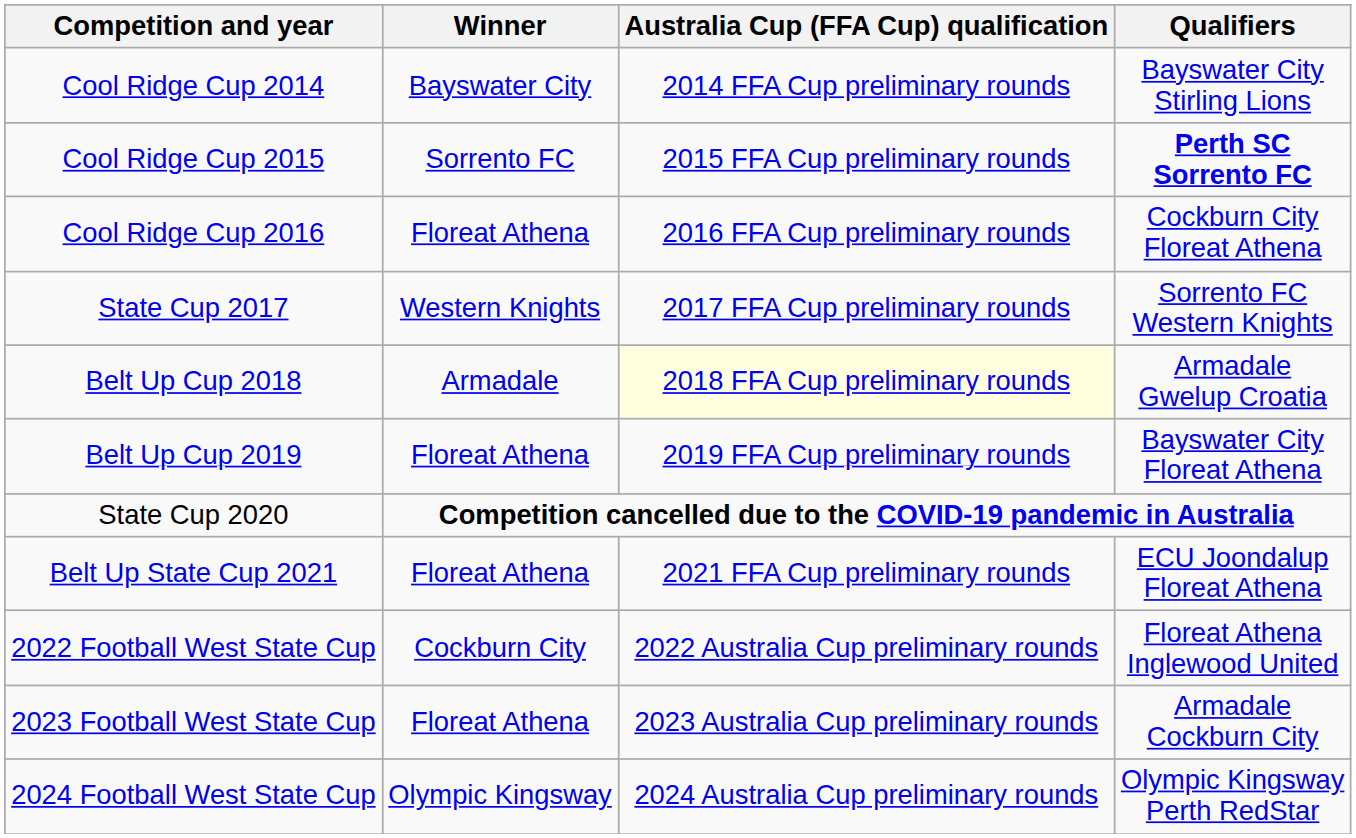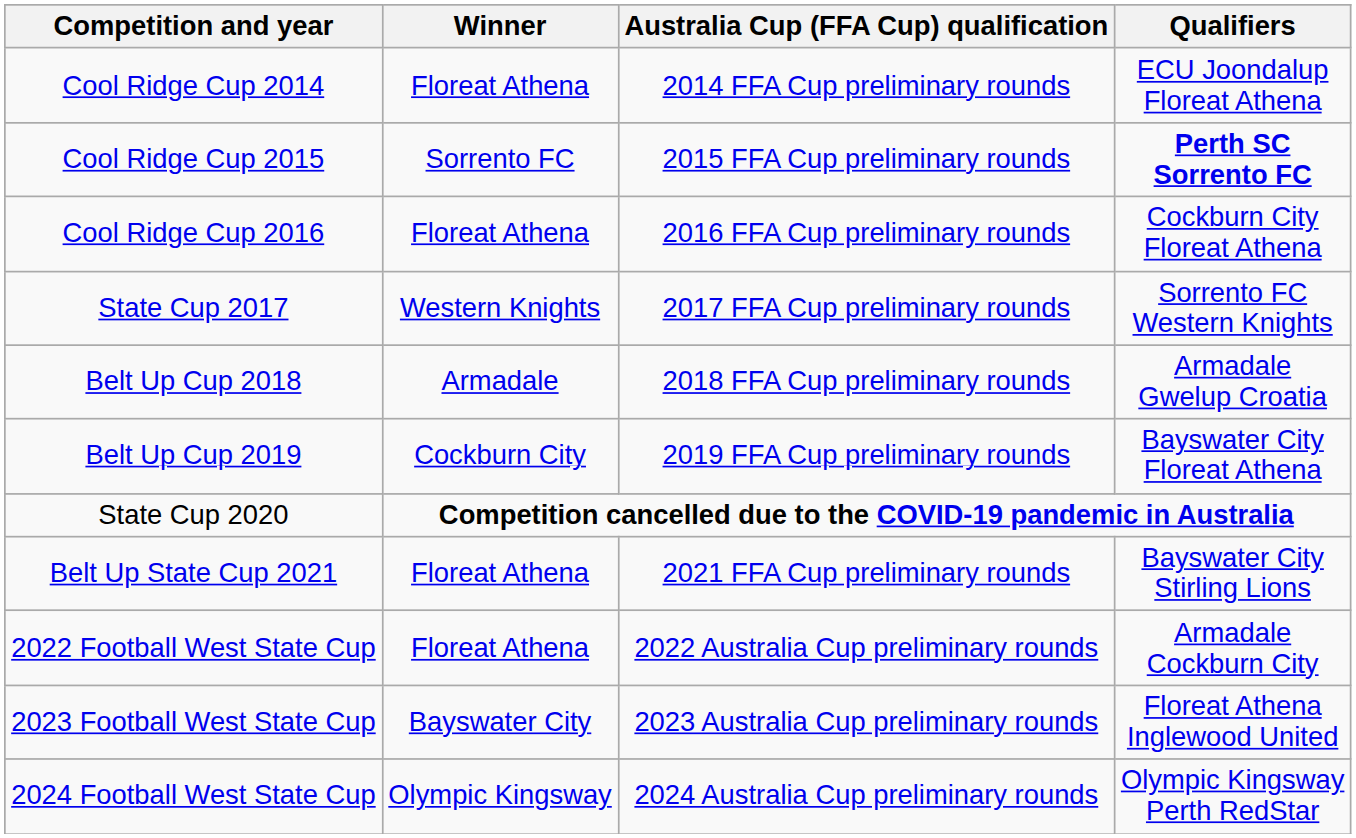(500, 84) Bayswater City -> (500, 84) Floreat Athena
(1233, 84) Bayswater City Stirling Lions -> (1233, 84) ECU Joondalup Floreat Athena
(866, 381) lightyellow background -> (866, 381) no background
(500, 455) Floreat Athena -> (500, 455) Cockburn City
(1233, 573) ECU Joondalup Floreat Athena -> (1233, 573) Bayswater City Stirling Lions
(500, 647) Cockburn City -> (500, 647) Floreat Athena
(1233, 647) Floreat Athena Inglewood United -> (1233, 647) Armadale Cockburn City
(500, 721) Floreat Athena -> (500, 721) Bayswater City
(1233, 721) Armadale Cockburn City -> (1233, 721) Floreat Athena Inglewood United
